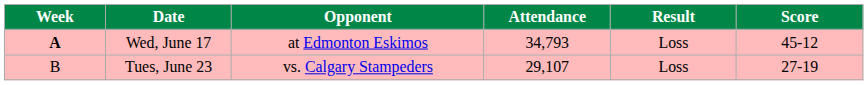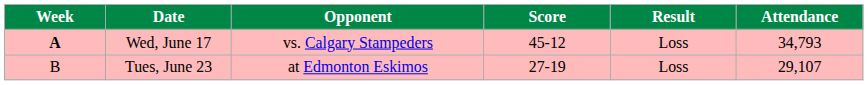columns swapped: (800, 17) <-> (547, 17)
(358, 42) at Edmonton Eskimos -> (358, 42) vs. Calgary Stampeders
(358, 67) vs. Calgary Stampeders -> (358, 67) at Edmonton Eskimos
